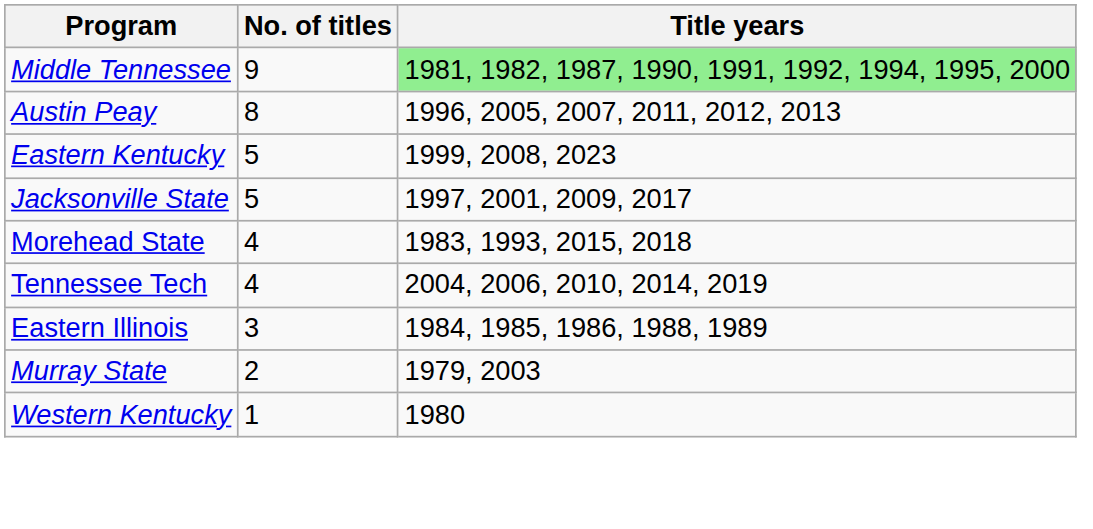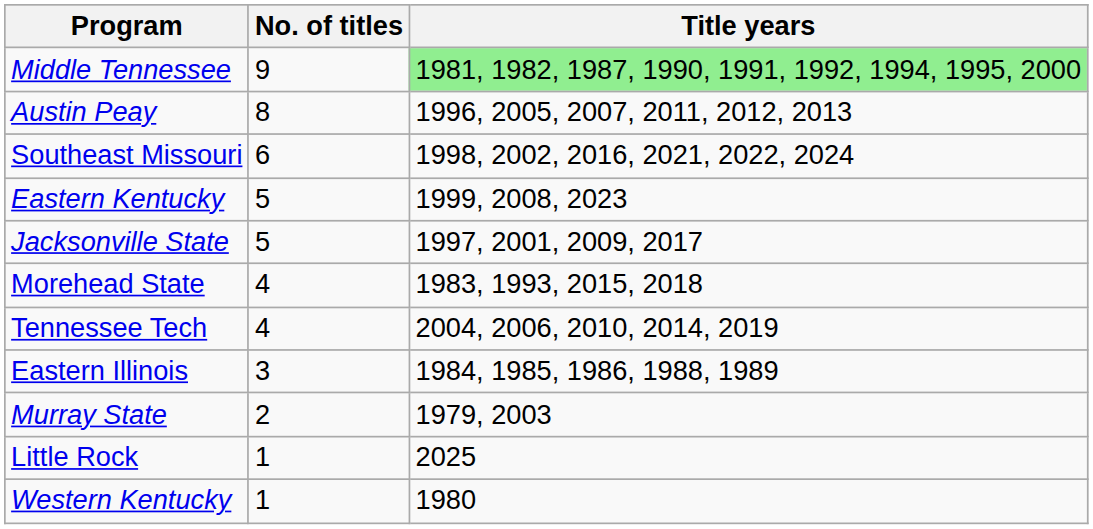+ row: (127, 155)
+ row: (75, 457)
